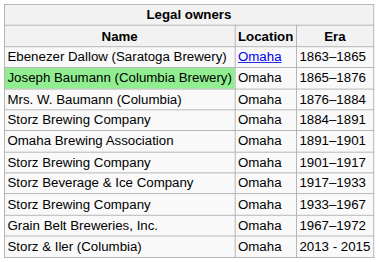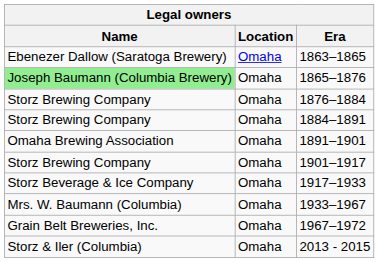(95, 99) Mrs. W. Baumann (Columbia) -> (79, 99) Storz Brewing Company
(79, 204) Storz Brewing Company -> (95, 204) Mrs. W. Baumann (Columbia)
